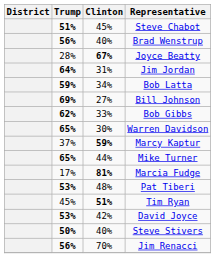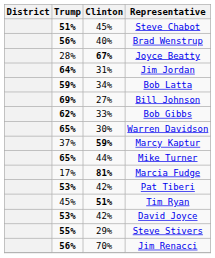(104, 187) 48% -> (104, 187) 42%
(67, 231) 50% -> (67, 231) 55%
(104, 231) 40% -> (104, 231) 29%
